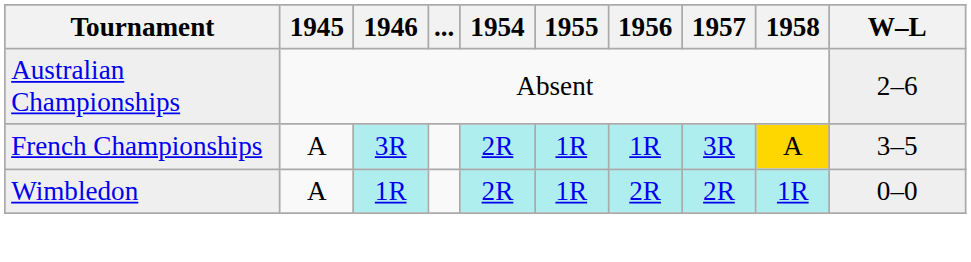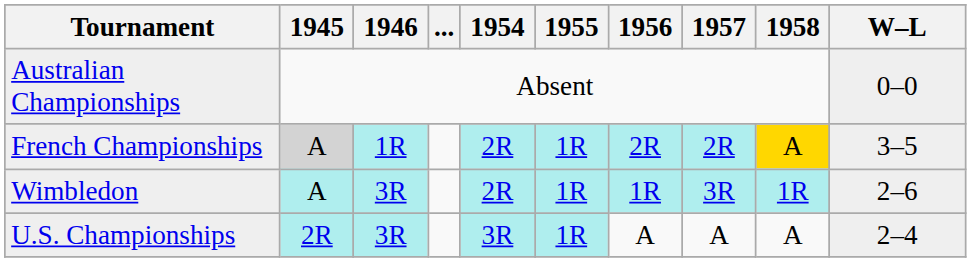(897, 85) 2–6 -> (897, 85) 0–0
(317, 145) no background -> (317, 145) lightgrey background
(391, 145) 3R -> (391, 145) 1R
(645, 145) 1R -> (645, 145) 2R
(719, 145) 3R -> (719, 145) 2R
(317, 189) no background -> (317, 189) paleturquoise background
(391, 189) 1R -> (391, 189) 3R
(645, 189) 2R -> (645, 189) 1R
(719, 189) 2R -> (719, 189) 3R
(897, 189) 0–0 -> (897, 189) 2–6
+ row: (123, 233)
